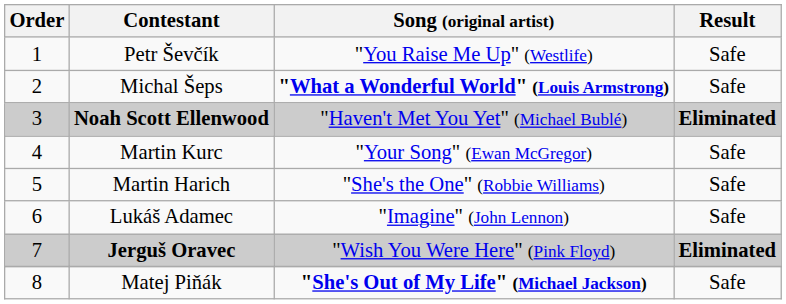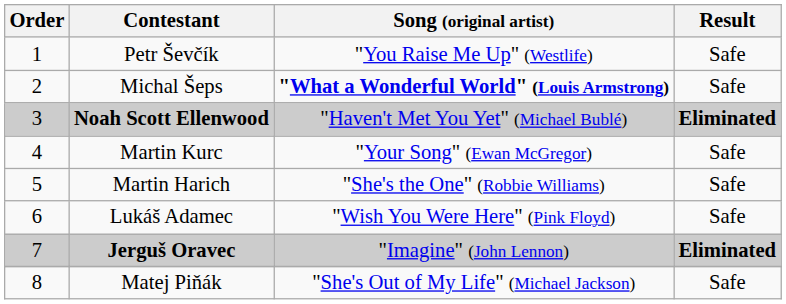(474, 217) "Imagine" (John Lennon) -> (474, 217) "Wish You Were Here" (Pink Floyd)
(474, 250) "Wish You Were Here" (Pink Floyd) -> (474, 250) "Imagine" (John Lennon)
(474, 282) bold -> (474, 282) normal
